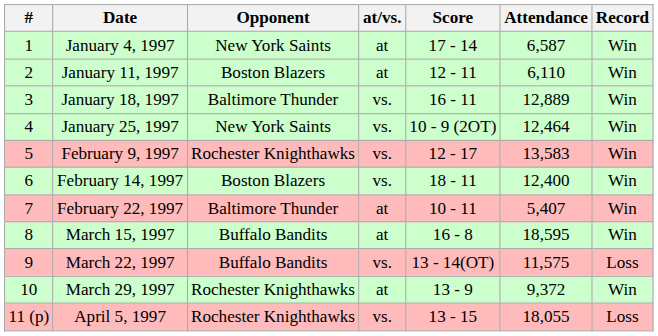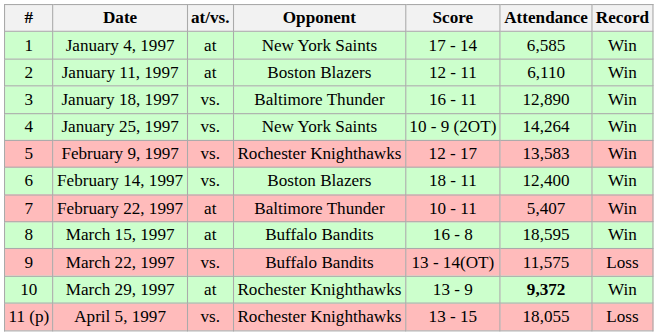columns swapped: (382, 18) <-> (273, 18)
(546, 45) 6,587 -> (546, 45) 6,585
(546, 99) 12,889 -> (546, 99) 12,890
(546, 126) 12,464 -> (546, 126) 14,264
(546, 289) normal -> (546, 289) bold
